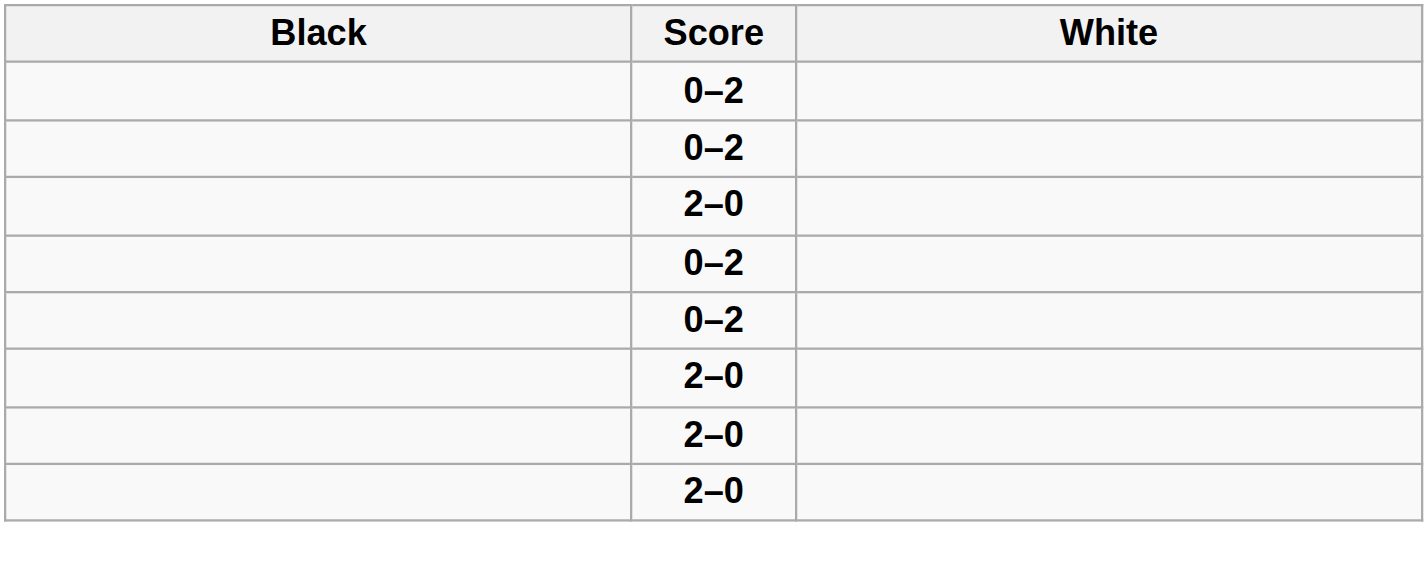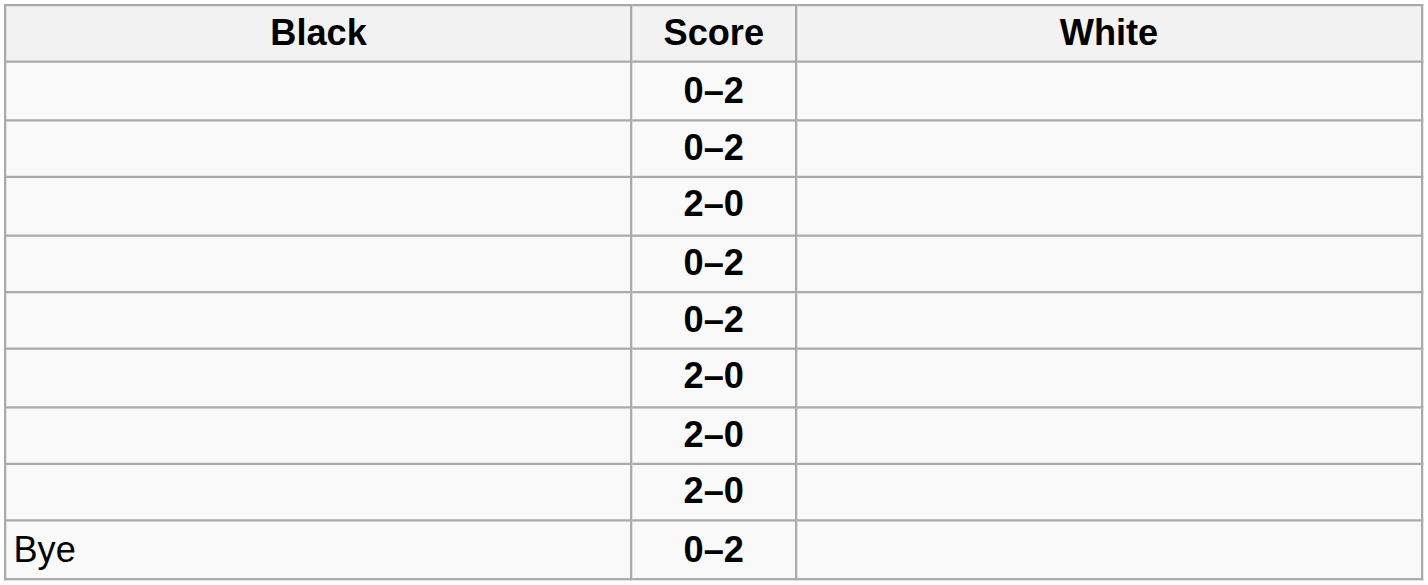+ row: (45, 549)
